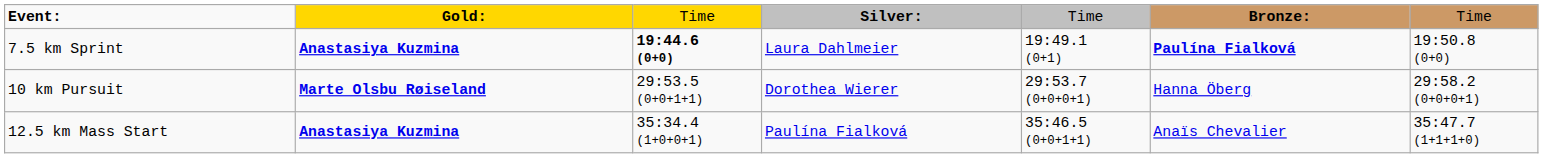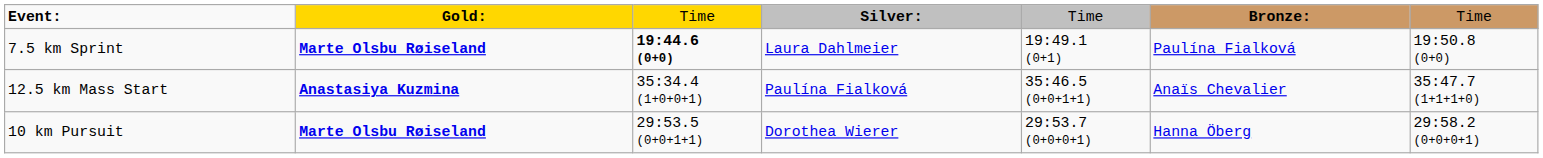(379, 49) Anastasiya Kuzmina -> (393, 49) Marte Olsbu Røiseland
(1225, 49) bold -> (1225, 49) normal
rows swapped: (66, 91) <-> (88, 132)
